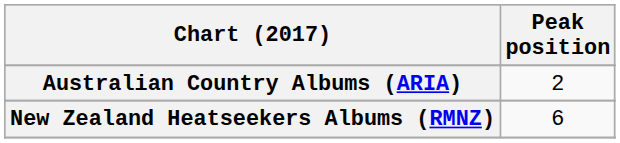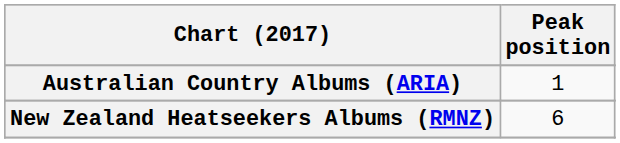(558, 83) 2 -> (558, 83) 1
